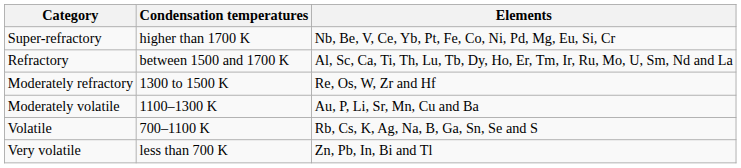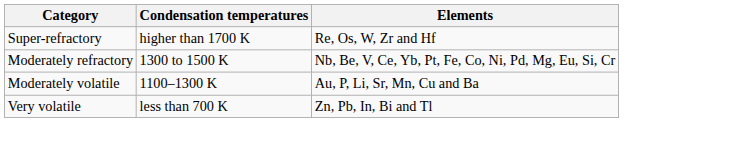(465, 38) Nb, Be, V, Ce, Yb, Pt, Fe, Co, Ni, Pd, Mg, Eu, Si, Cr -> (375, 38) Re, Os, W, Zr and Hf
- row: (38, 60)
(375, 83) Re, Os, W, Zr and Hf -> (465, 60) Nb, Be, V, Ce, Yb, Pt, Fe, Co, Ni, Pd, Mg, Eu, Si, Cr
- row: (30, 128)
